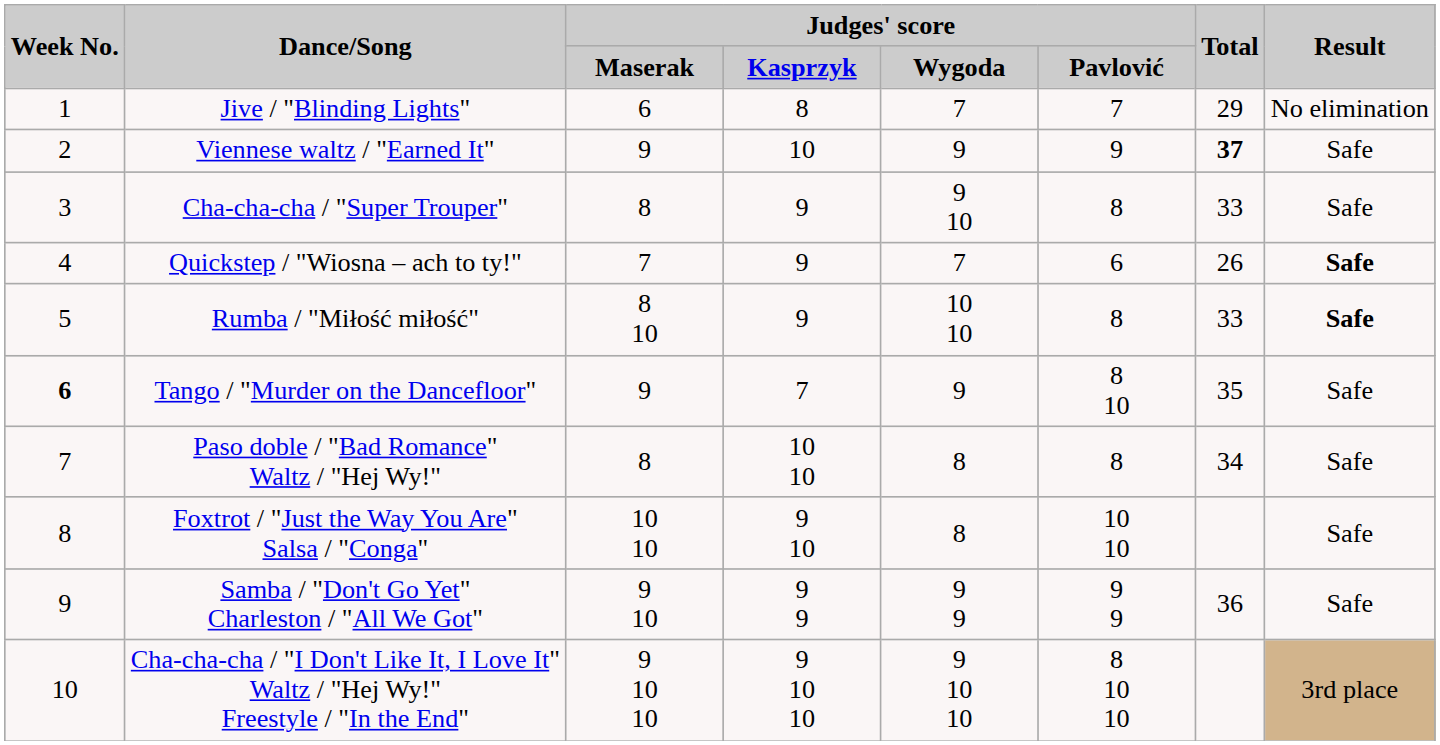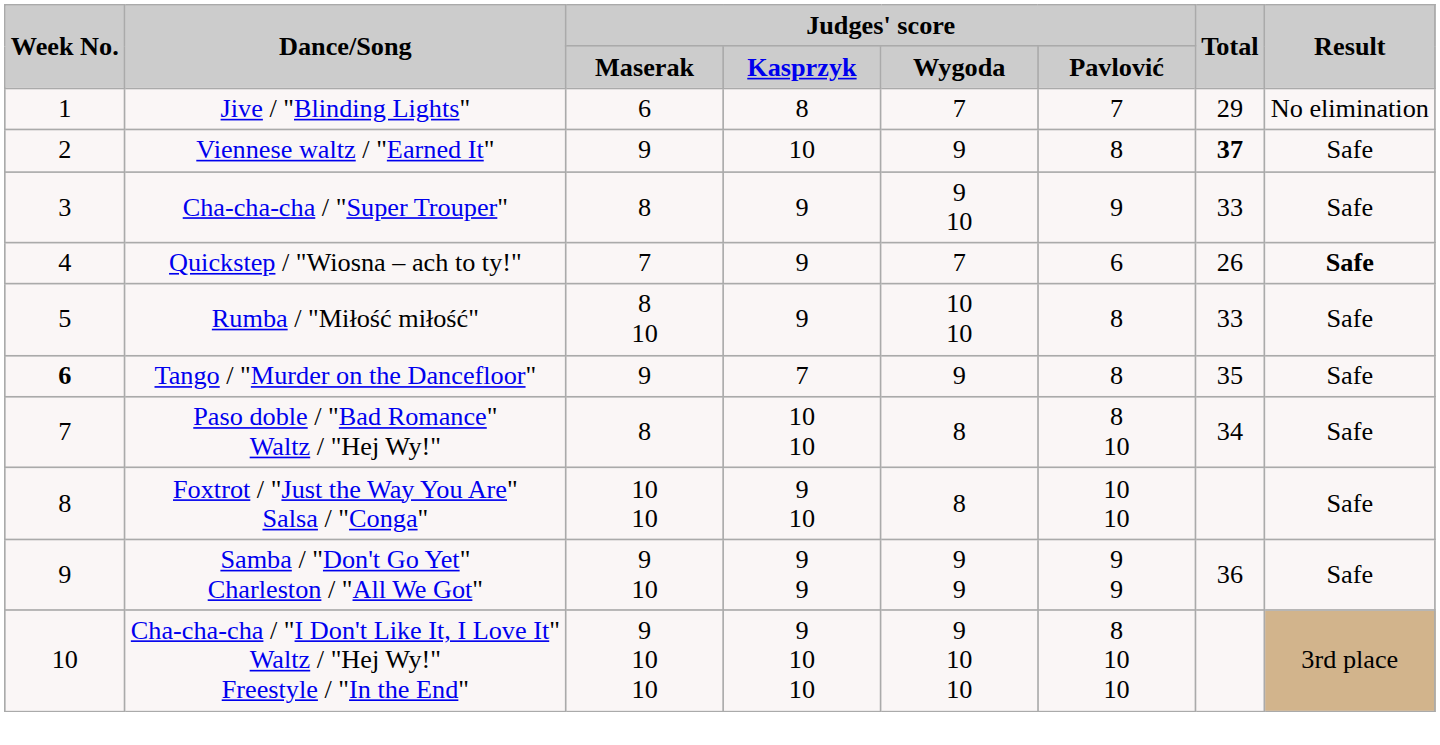(1117, 150) 9 -> (1117, 150) 8
(1117, 206) 8 -> (1117, 206) 9
(1350, 319) bold -> (1350, 319) normal
(1117, 390) 8 10 -> (1117, 375) 8
(1117, 461) 8 -> (1117, 432) 8 10
